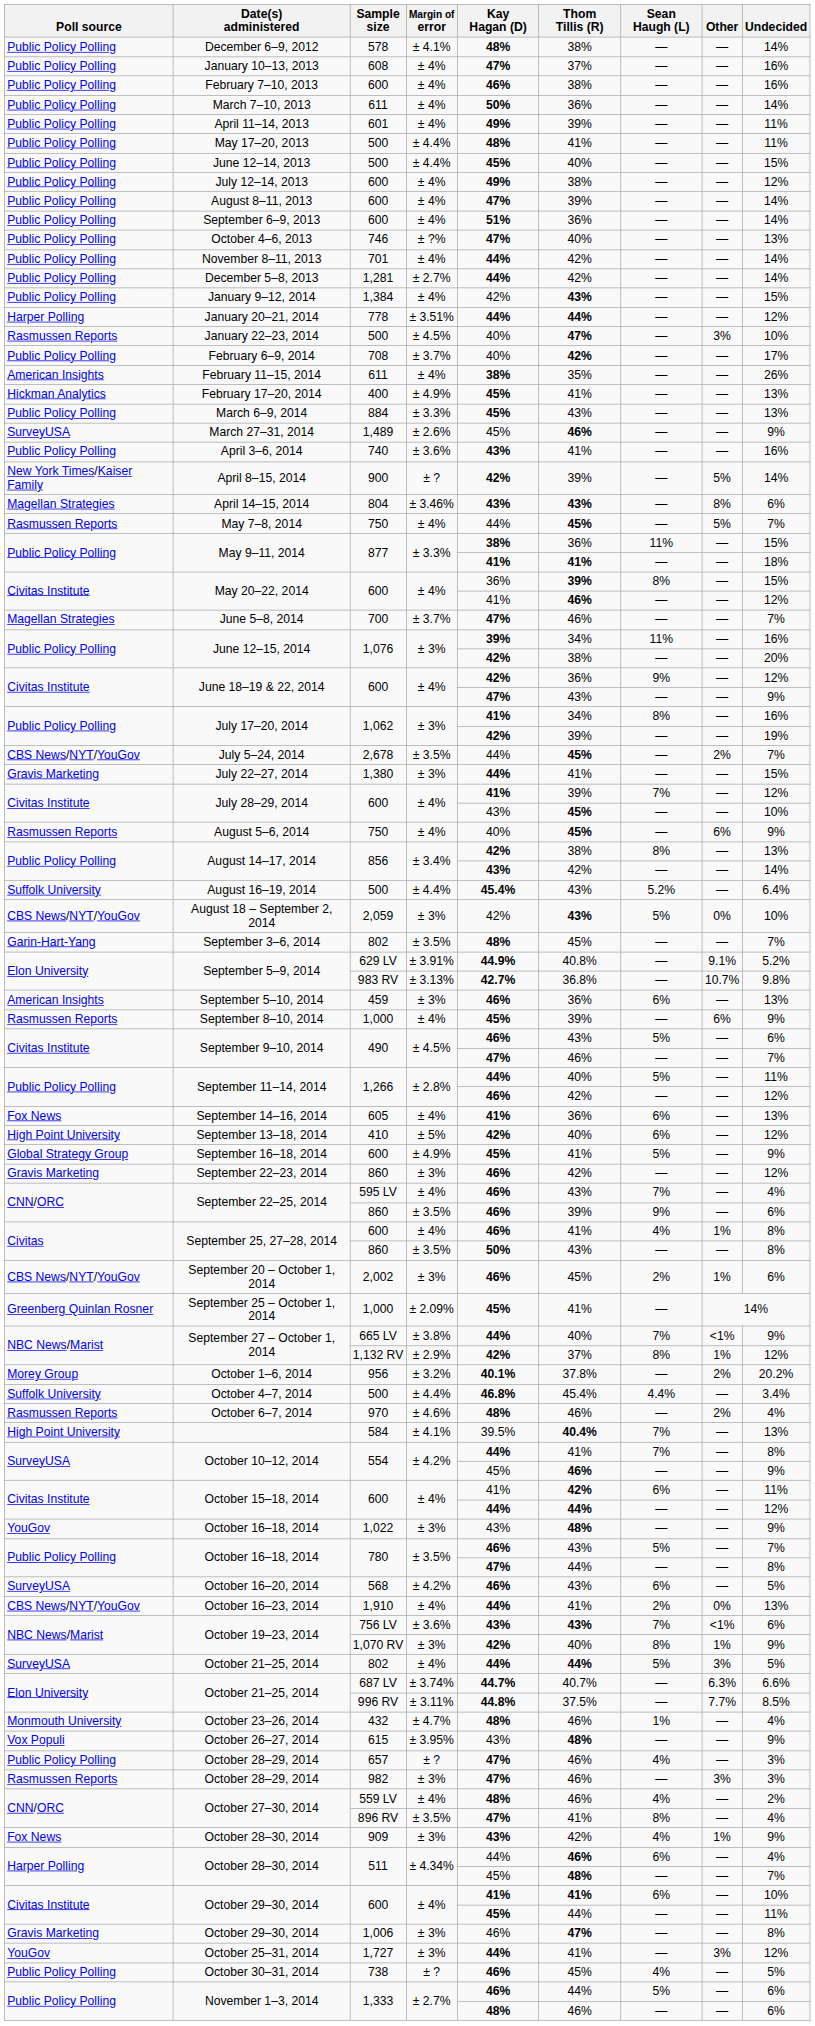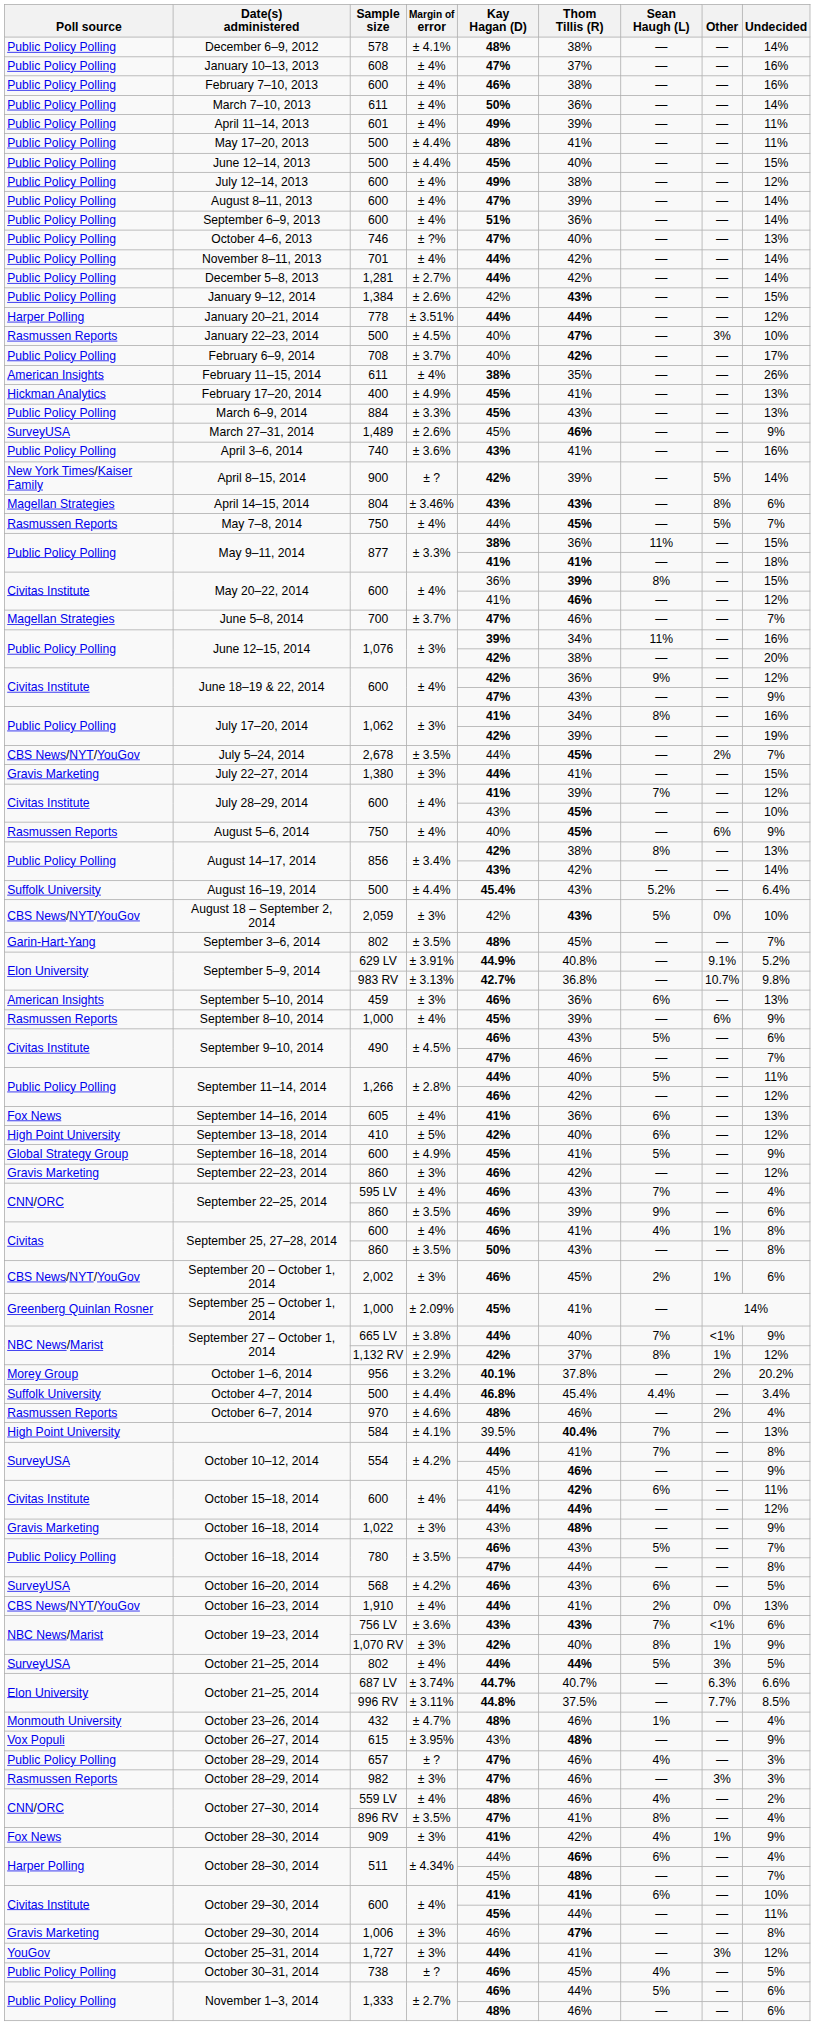(432, 297) ± 4% -> (432, 297) ± 2.6%
(29, 1528) YouGov -> (53, 1528) Gravis Marketing
(498, 1837) 43% -> (498, 1837) 41%
